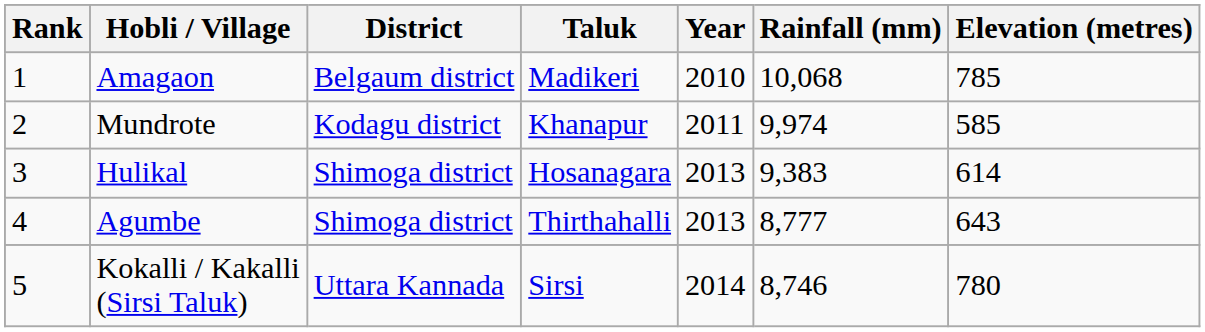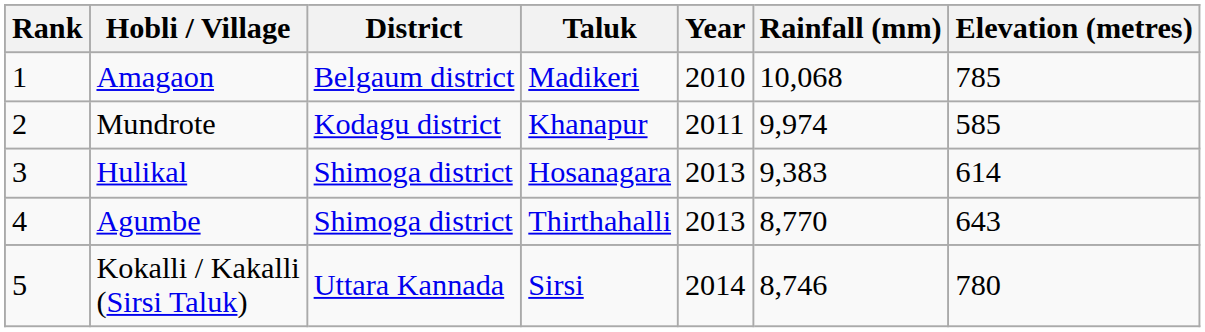(793, 220) 8,777 -> (793, 220) 8,770
